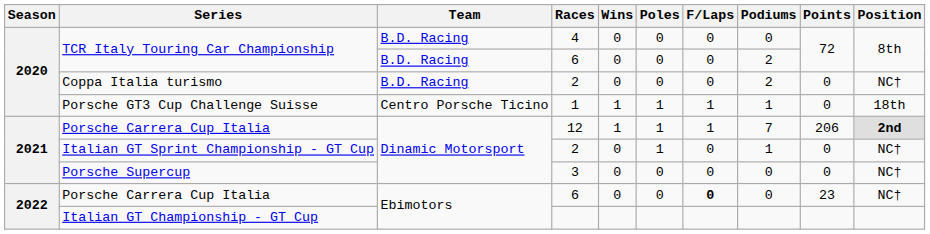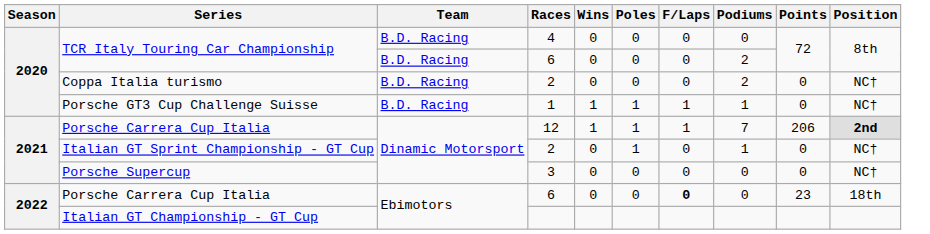(464, 105) Centro Porsche Ticino -> (424, 105) B.D. Racing
(889, 105) 18th -> (865, 105) NC†
(889, 195) NC† -> (865, 195) 18th
